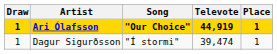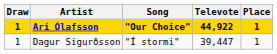(217, 27) 44,919 -> (217, 27) 44,922
(217, 41) 39,474 -> (217, 41) 39,447
